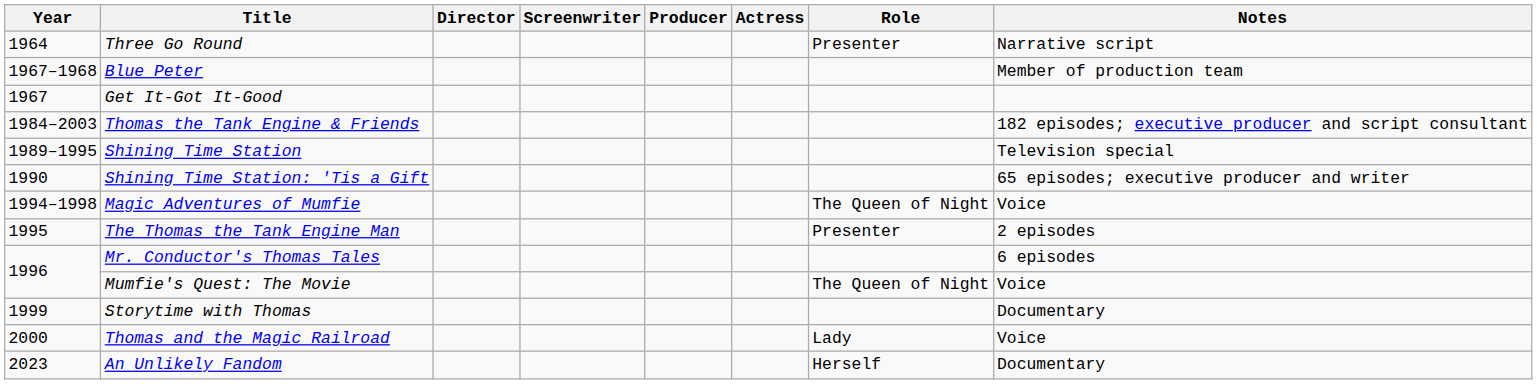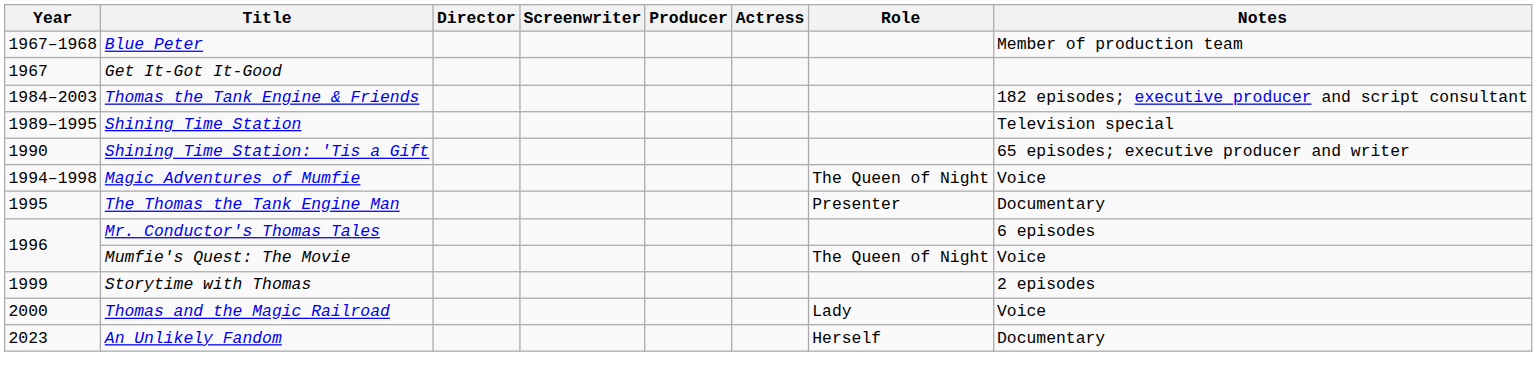- row: (174, 45)
(1046, 232) 2 episodes -> (1051, 205) Documentary
(1051, 312) Documentary -> (1046, 285) 2 episodes
